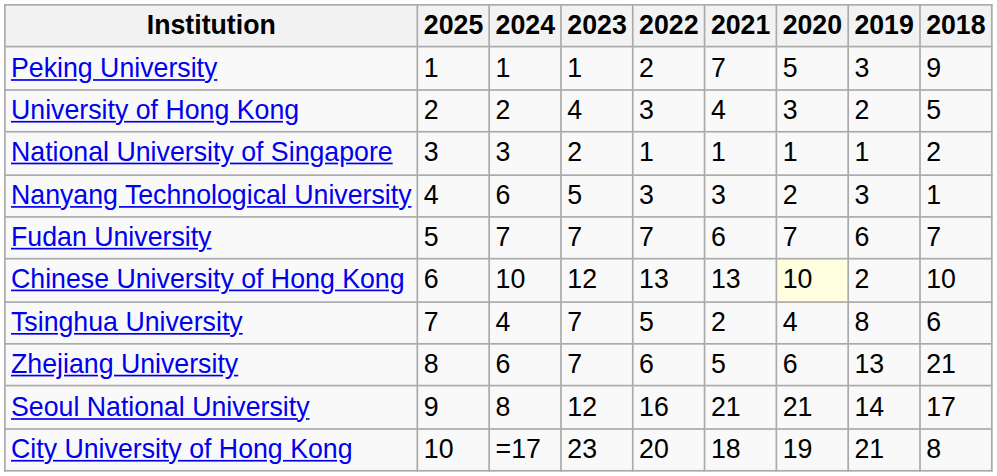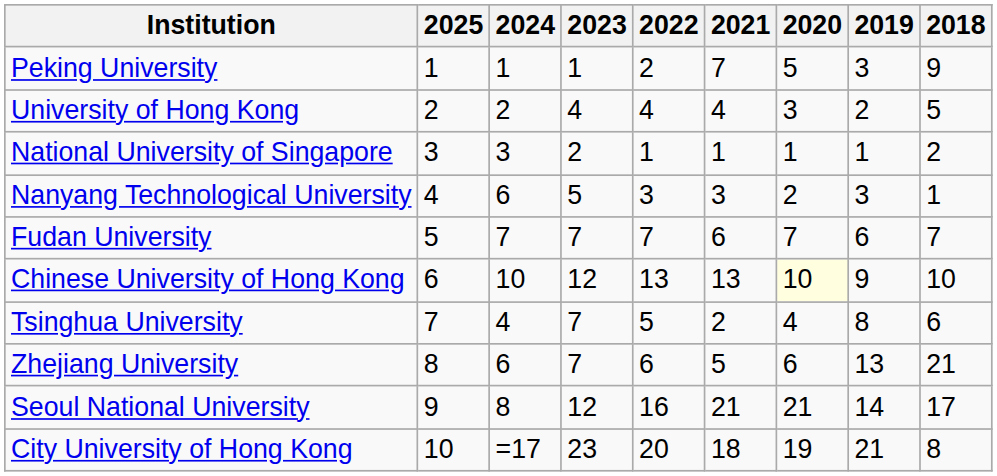(647, 110) 3 -> (647, 110) 4
(862, 279) 2 -> (862, 279) 9
